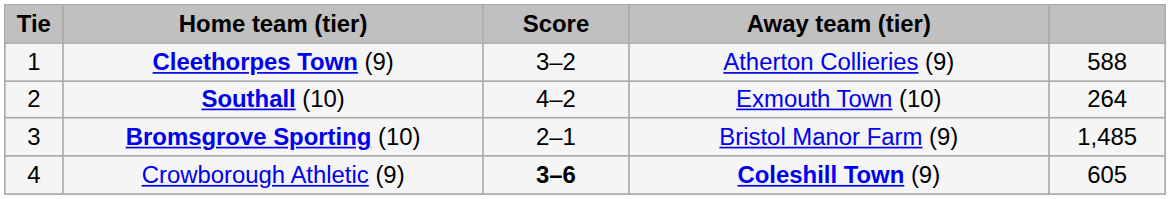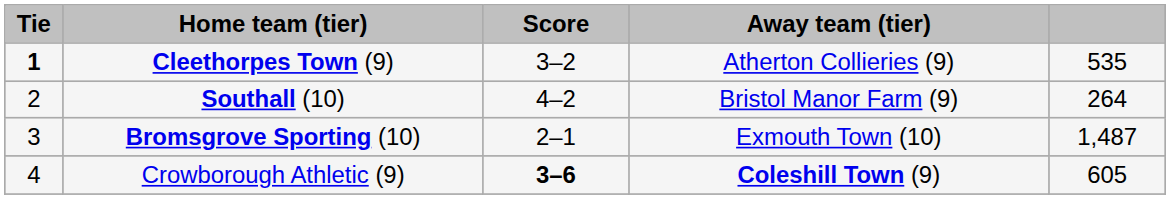(34, 62) normal -> (34, 62) bold
(1107, 62) 588 -> (1107, 62) 535
(839, 100) Exmouth Town (10) -> (839, 100) Bristol Manor Farm (9)
(839, 137) Bristol Manor Farm (9) -> (839, 137) Exmouth Town (10)
(1107, 137) 1,485 -> (1107, 137) 1,487
